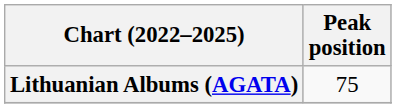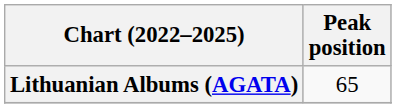(347, 84) 75 -> (347, 84) 65
